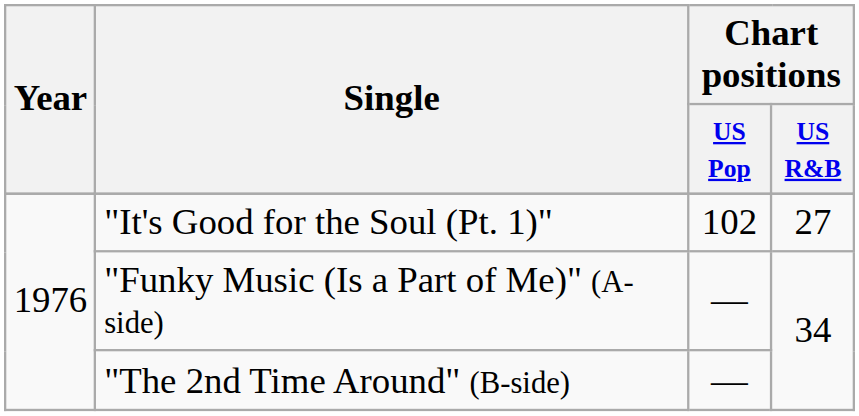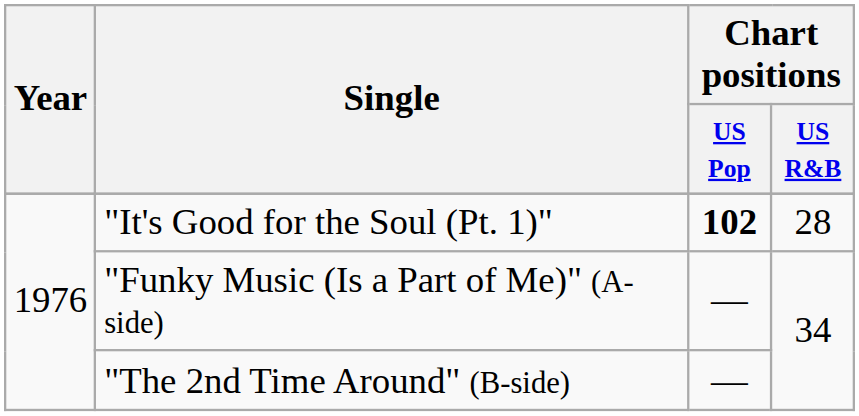(729, 221) normal -> (729, 221) bold
(813, 221) 27 -> (813, 221) 28
